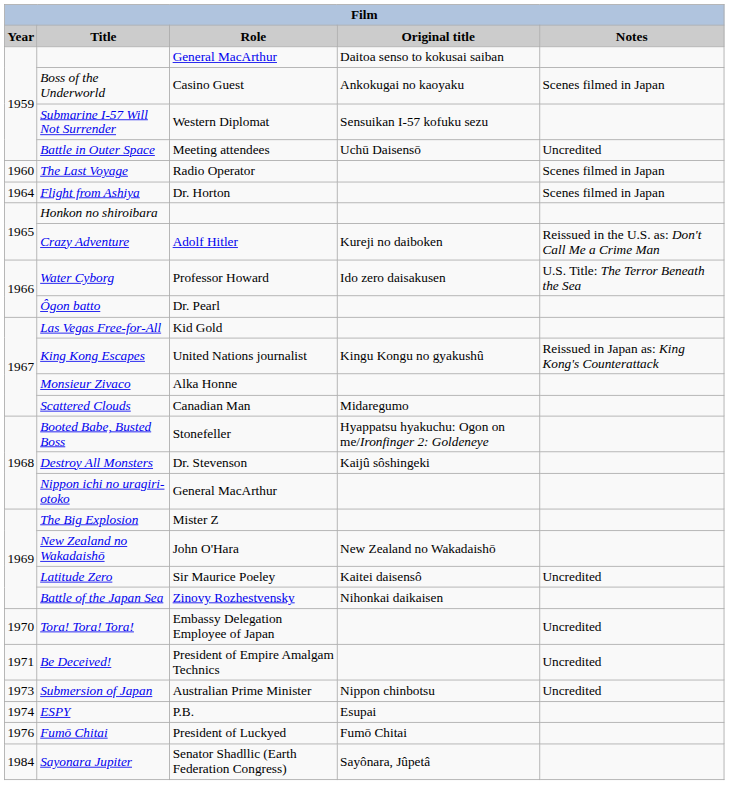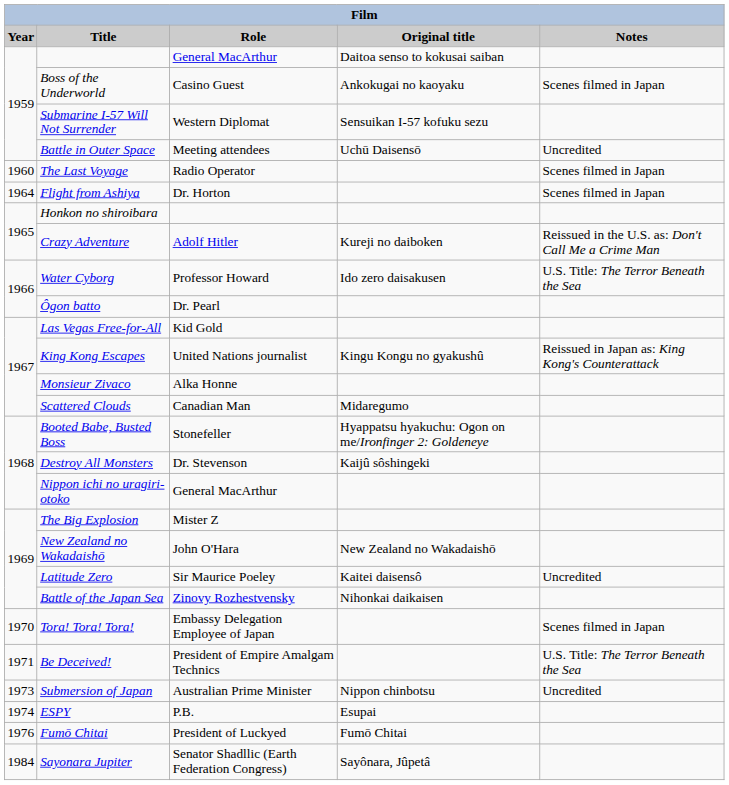(572, 626) Uncredited -> (603, 626) Scenes filmed in Japan
(572, 662) Uncredited -> (624, 662) U.S. Title: The Terror Beneath the Sea
